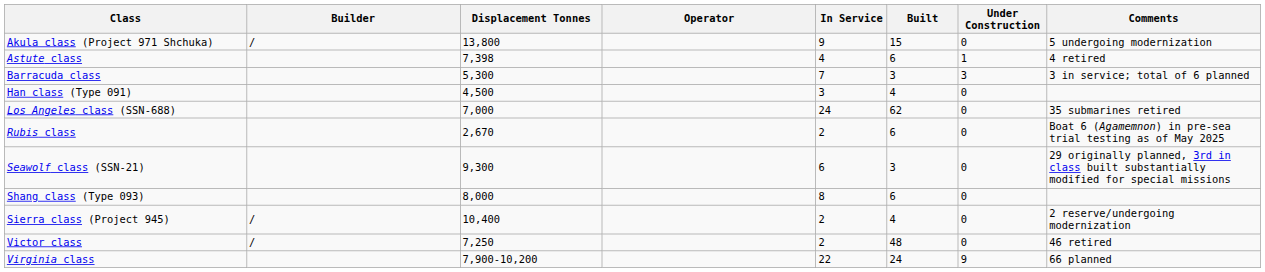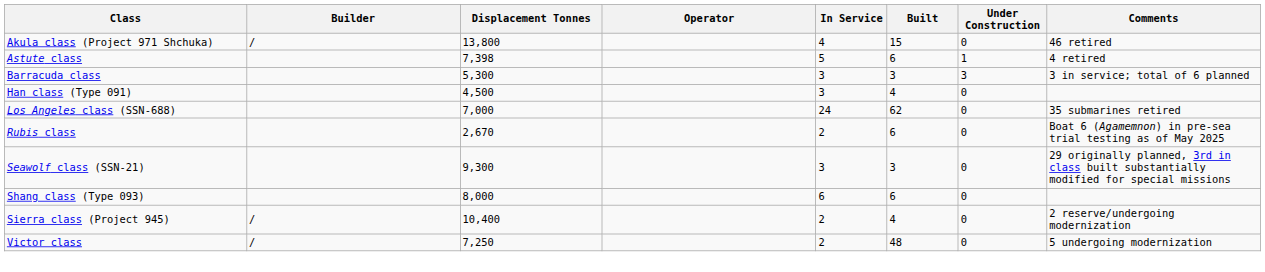(822, 42) 9 -> (822, 42) 4
(1131, 42) 5 undergoing modernization -> (1081, 42) 46 retired
(822, 59) 4 -> (822, 59) 5
(822, 76) 7 -> (822, 76) 3
(822, 168) 6 -> (822, 168) 3
(822, 196) 8 -> (822, 196) 6
(1081, 242) 46 retired -> (1131, 242) 5 undergoing modernization
- row: (51, 259)
